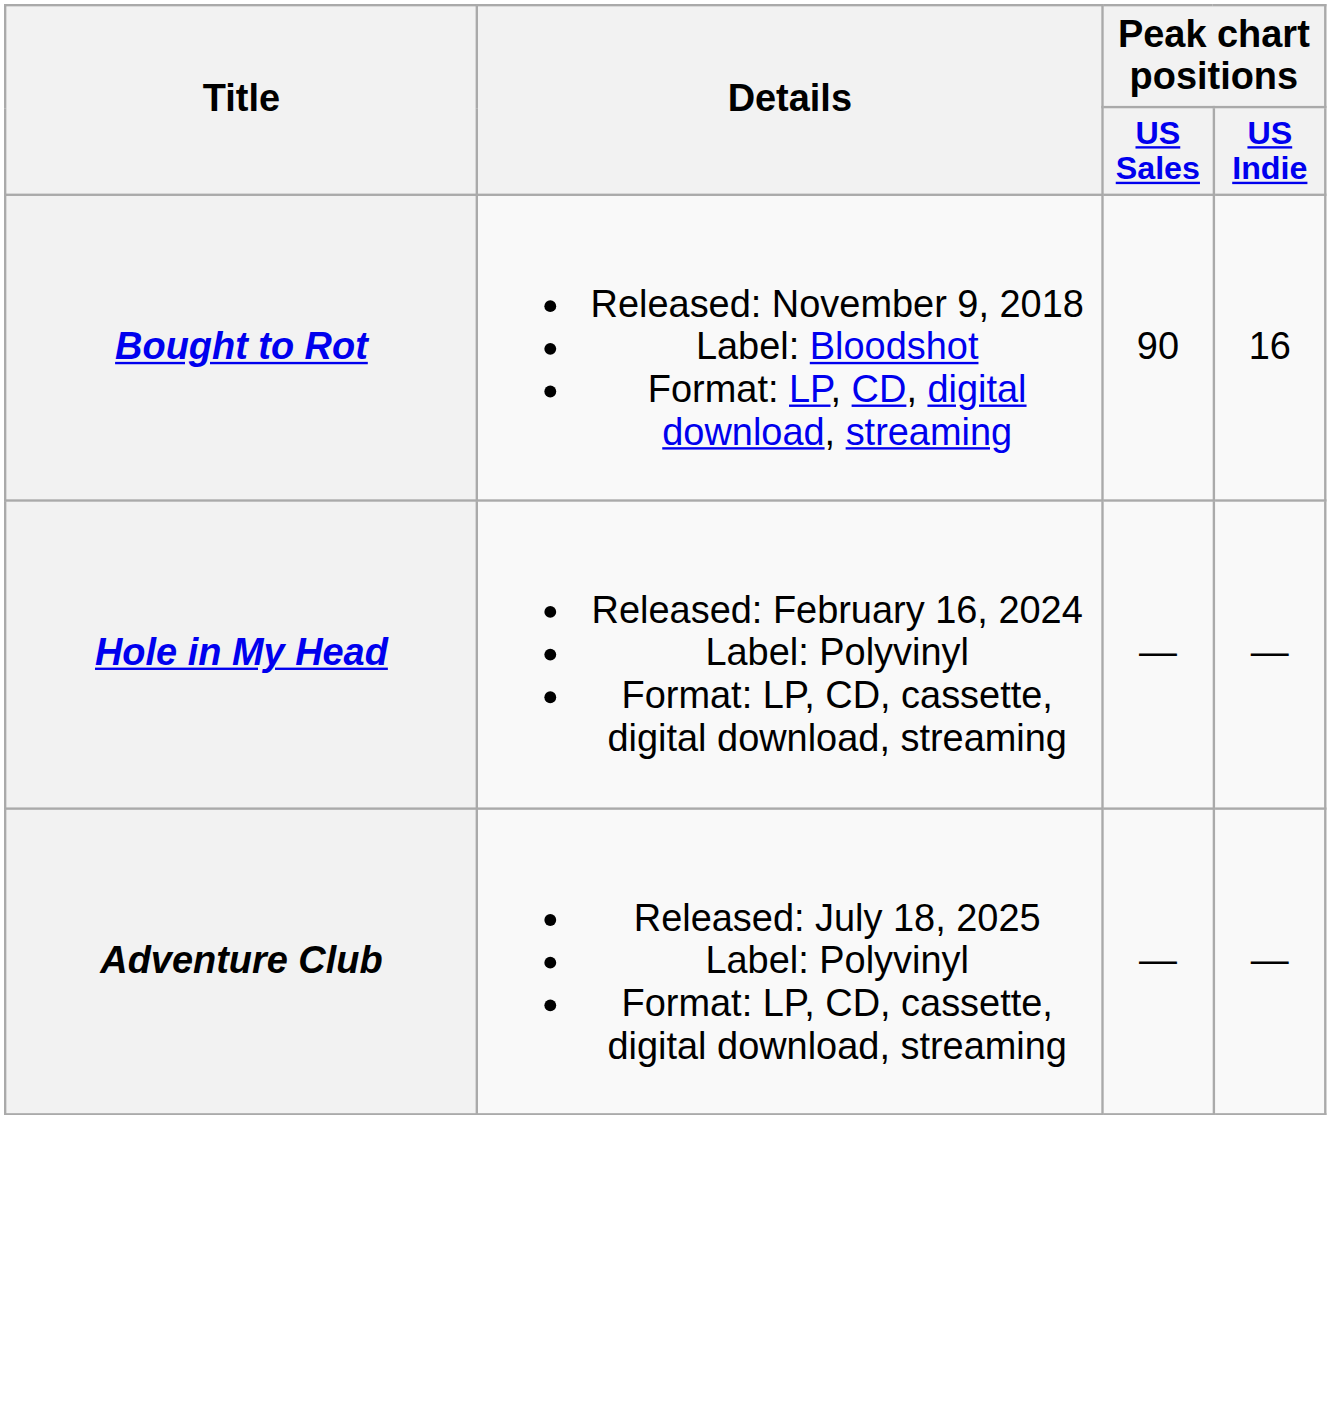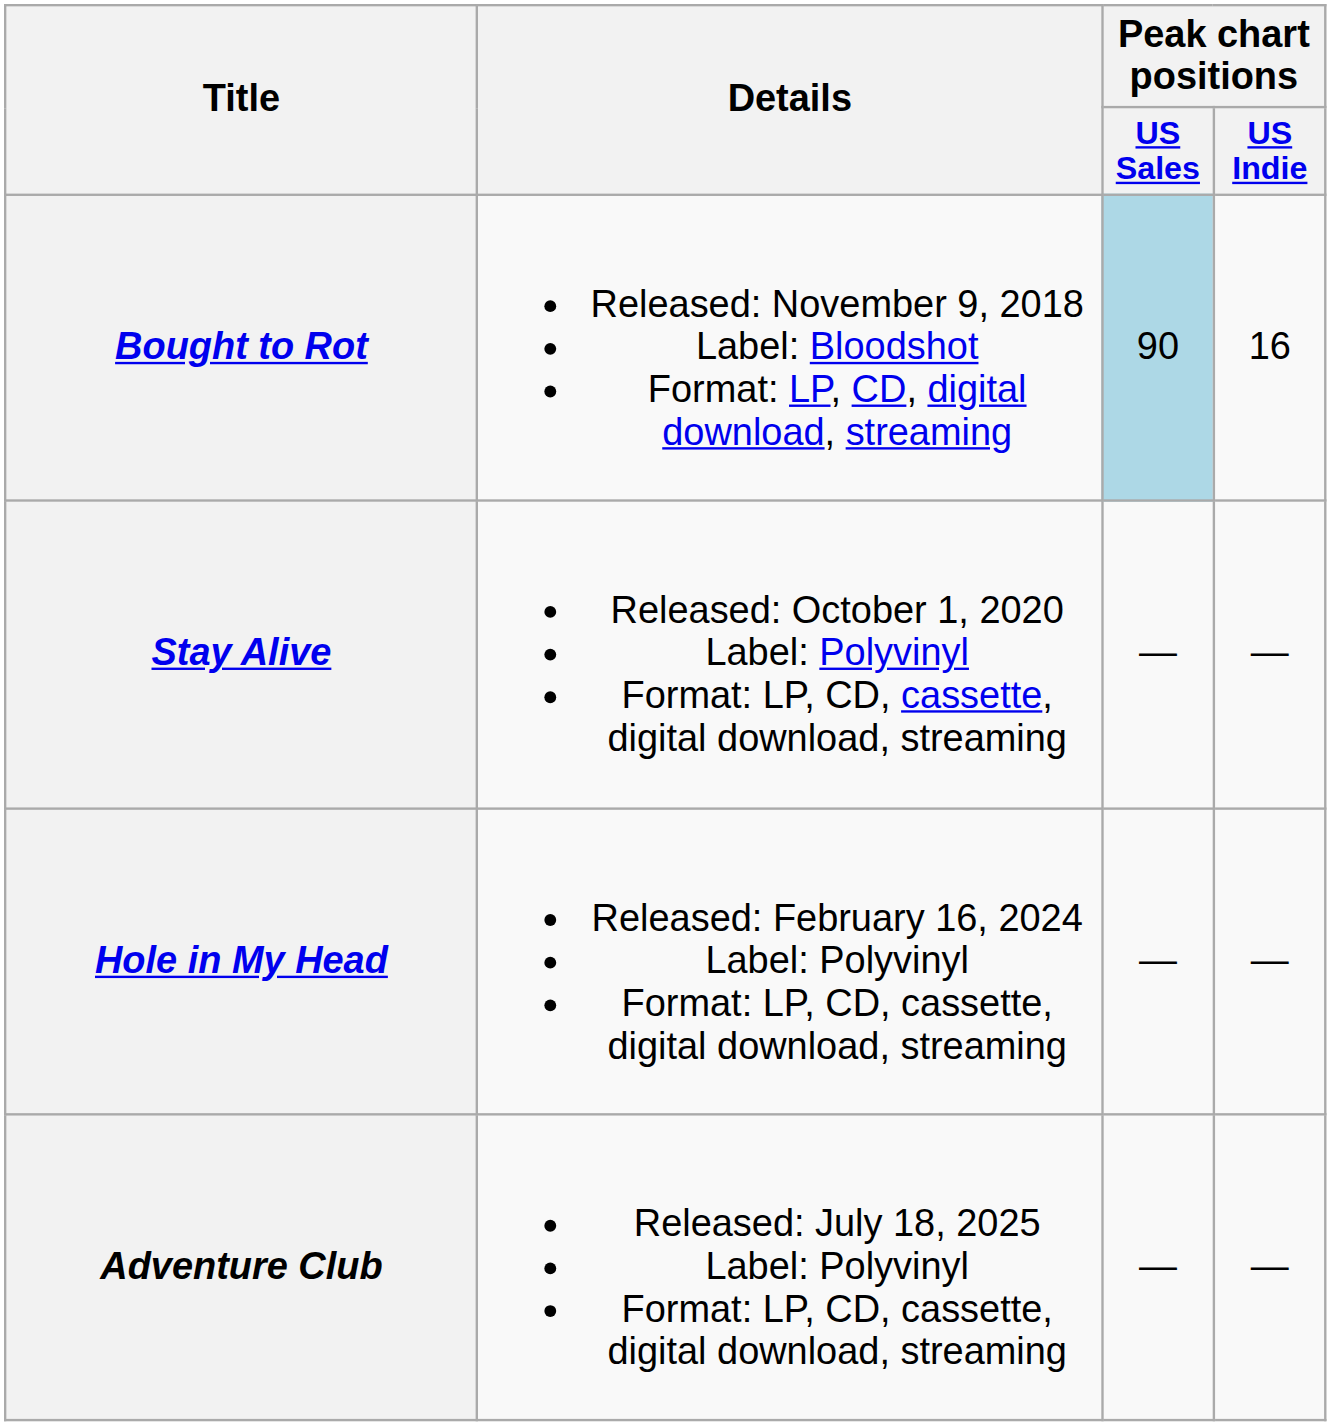(1158, 346) no background -> (1158, 346) lightblue background
+ row: (241, 653)
